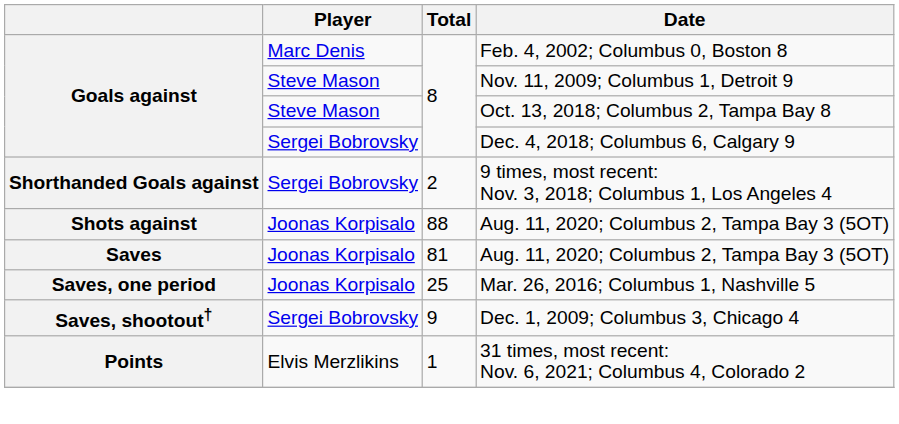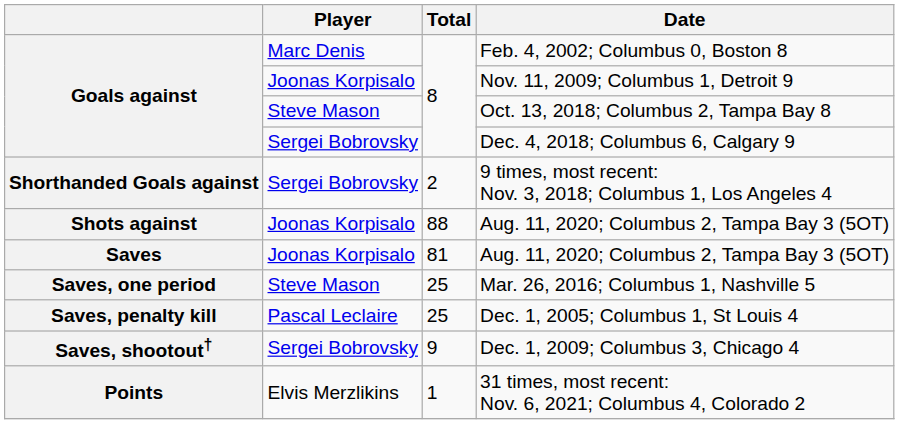(324, 80) Steve Mason -> (341, 80) Joonas Korpisalo
(341, 284) Joonas Korpisalo -> (324, 284) Steve Mason
+ row: (134, 315)
